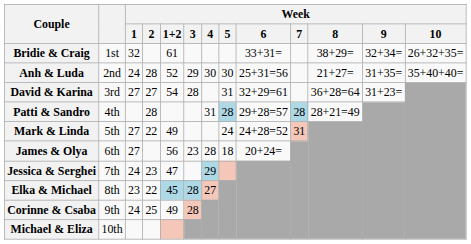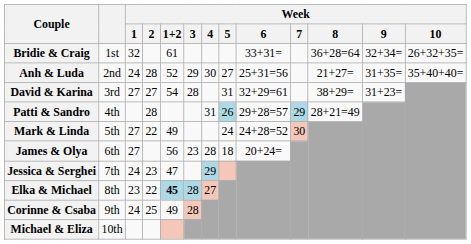(335, 53) 38+29= -> (335, 53) 36+28=64
(228, 73) 30 -> (228, 73) 27
(335, 92) 36+28=64 -> (335, 92) 38+29=
(228, 112) 28 -> (228, 112) 26
(299, 112) 28 -> (299, 112) 29
(299, 131) 31 -> (299, 131) 30
(172, 190) normal -> (172, 190) bold
